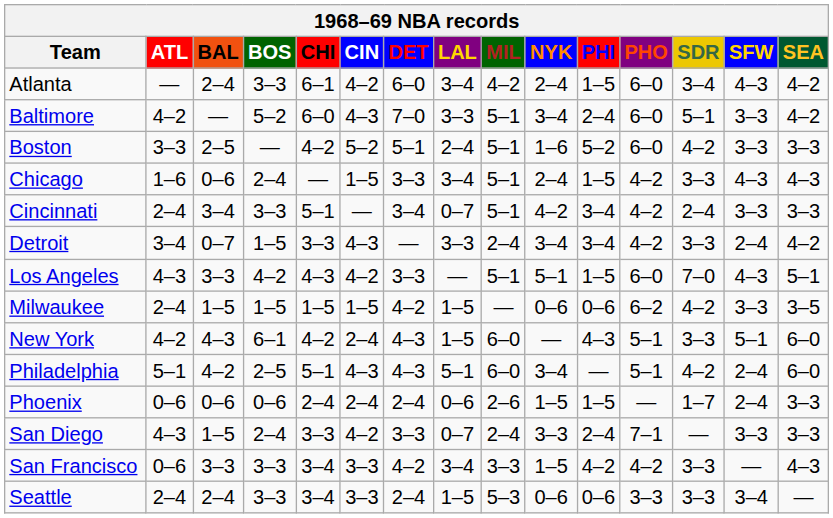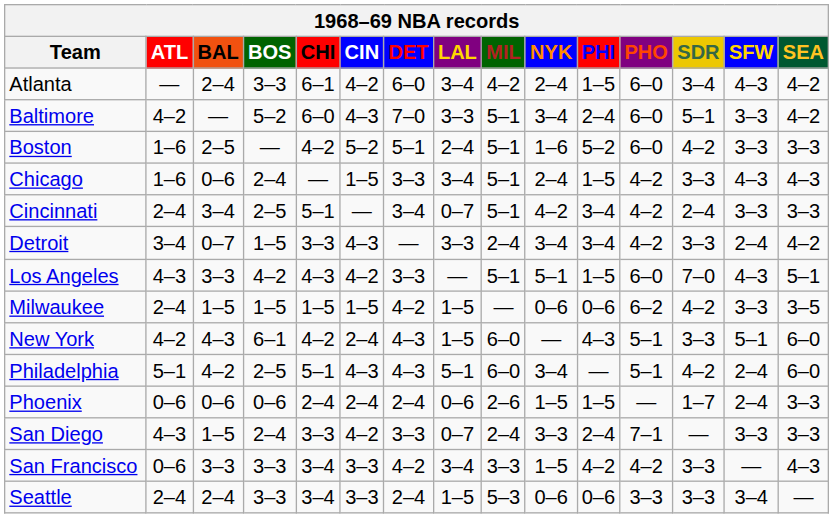(169, 148) 3–3 -> (169, 148) 1–6
(270, 211) 3–3 -> (270, 211) 2–5
